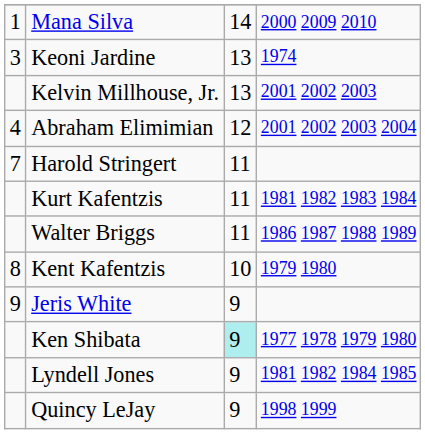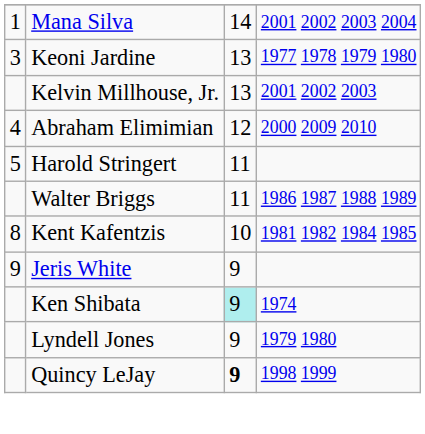(319, 22) 2000 2009 2010 -> (339, 22) 2001 2002 2003 2004
(279, 57) 1974 -> (339, 57) 1977 1978 1979 1980
(339, 127) 2001 2002 2003 2004 -> (319, 127) 2000 2009 2010
(15, 163) 7 -> (15, 163) 5
- row: (97, 198)
(299, 269) 1979 1980 -> (339, 233) 1981 1982 1984 1985
(339, 339) 1977 1978 1979 1980 -> (279, 304) 1974
(339, 374) 1981 1982 1984 1985 -> (299, 339) 1979 1980
(235, 410) normal -> (235, 374) bold
